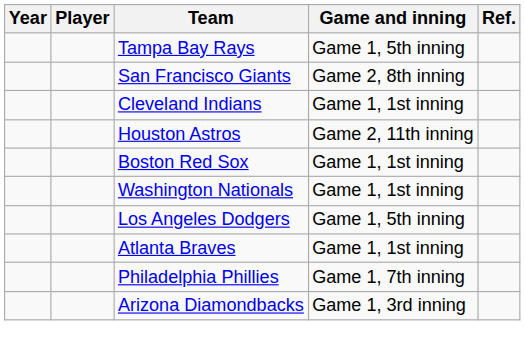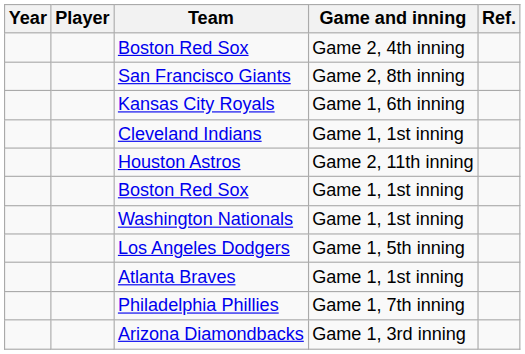+ row: (183, 47)
- row: (186, 47)
+ row: (196, 104)
